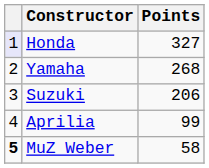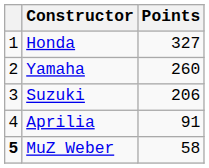(13, 44) lavender background -> (13, 44) no background
(186, 71) 268 -> (186, 71) 260
(191, 123) 99 -> (191, 123) 91
